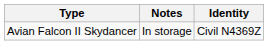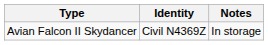columns swapped: (229, 13) <-> (167, 13)
